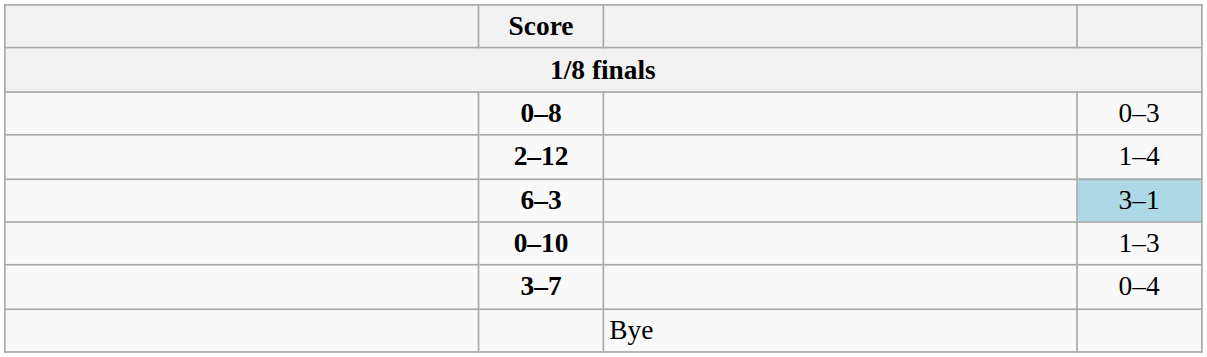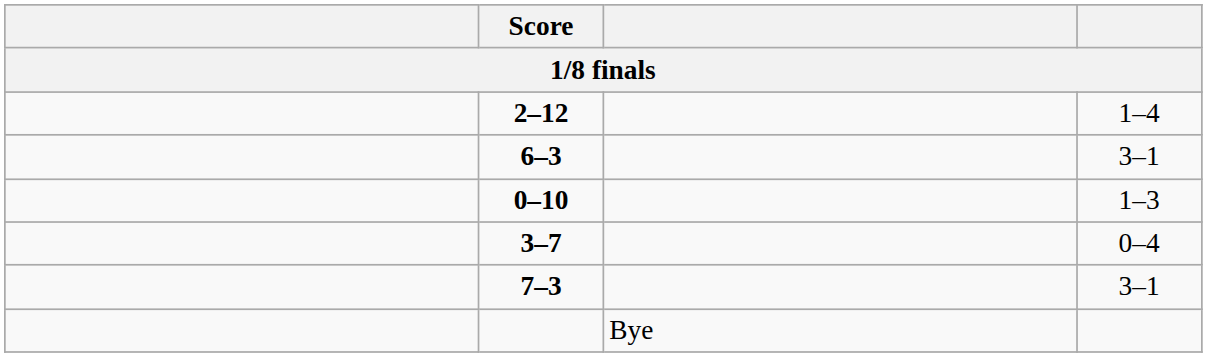- row: (541, 112)
(1139, 199) lightblue background -> (1139, 156) no background
+ row: (541, 286)
